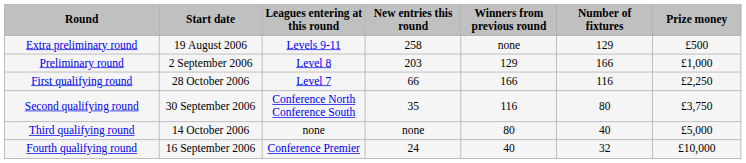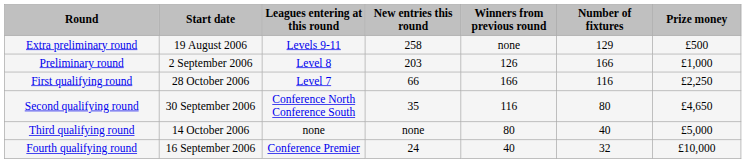(509, 63) 129 -> (509, 63) 126
(697, 106) £3,750 -> (697, 106) £4,650
